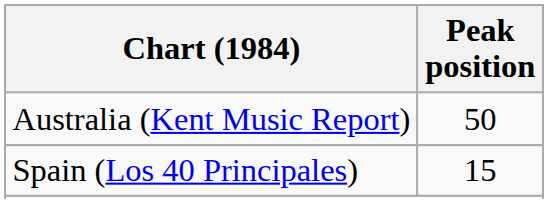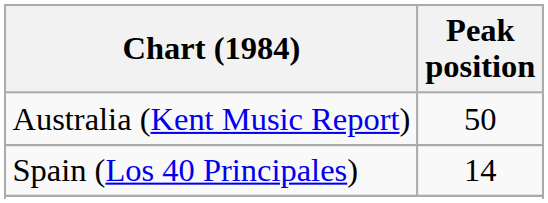(480, 169) 15 -> (480, 169) 14
